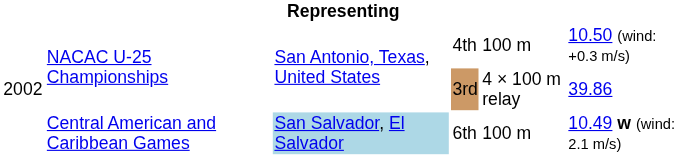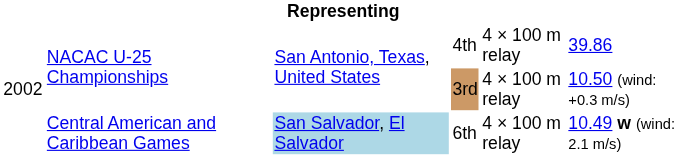(507, 45) 100 m -> (522, 45) 4 × 100 m relay
(612, 45) 10.50 (wind: +0.3 m/s) -> (590, 45) 39.86
(590, 89) 39.86 -> (612, 89) 10.50 (wind: +0.3 m/s)
(507, 133) 100 m -> (522, 133) 4 × 100 m relay
